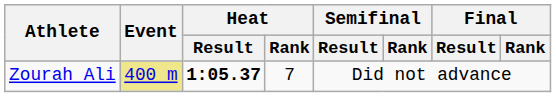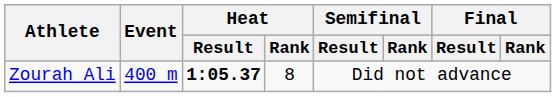(151, 76) khaki background -> (151, 76) no background
(290, 76) 7 -> (290, 76) 8
